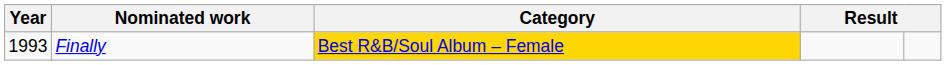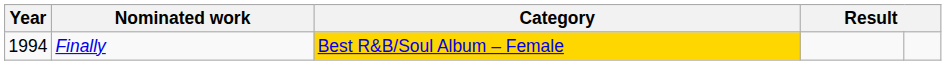(28, 45) 1993 -> (28, 45) 1994
